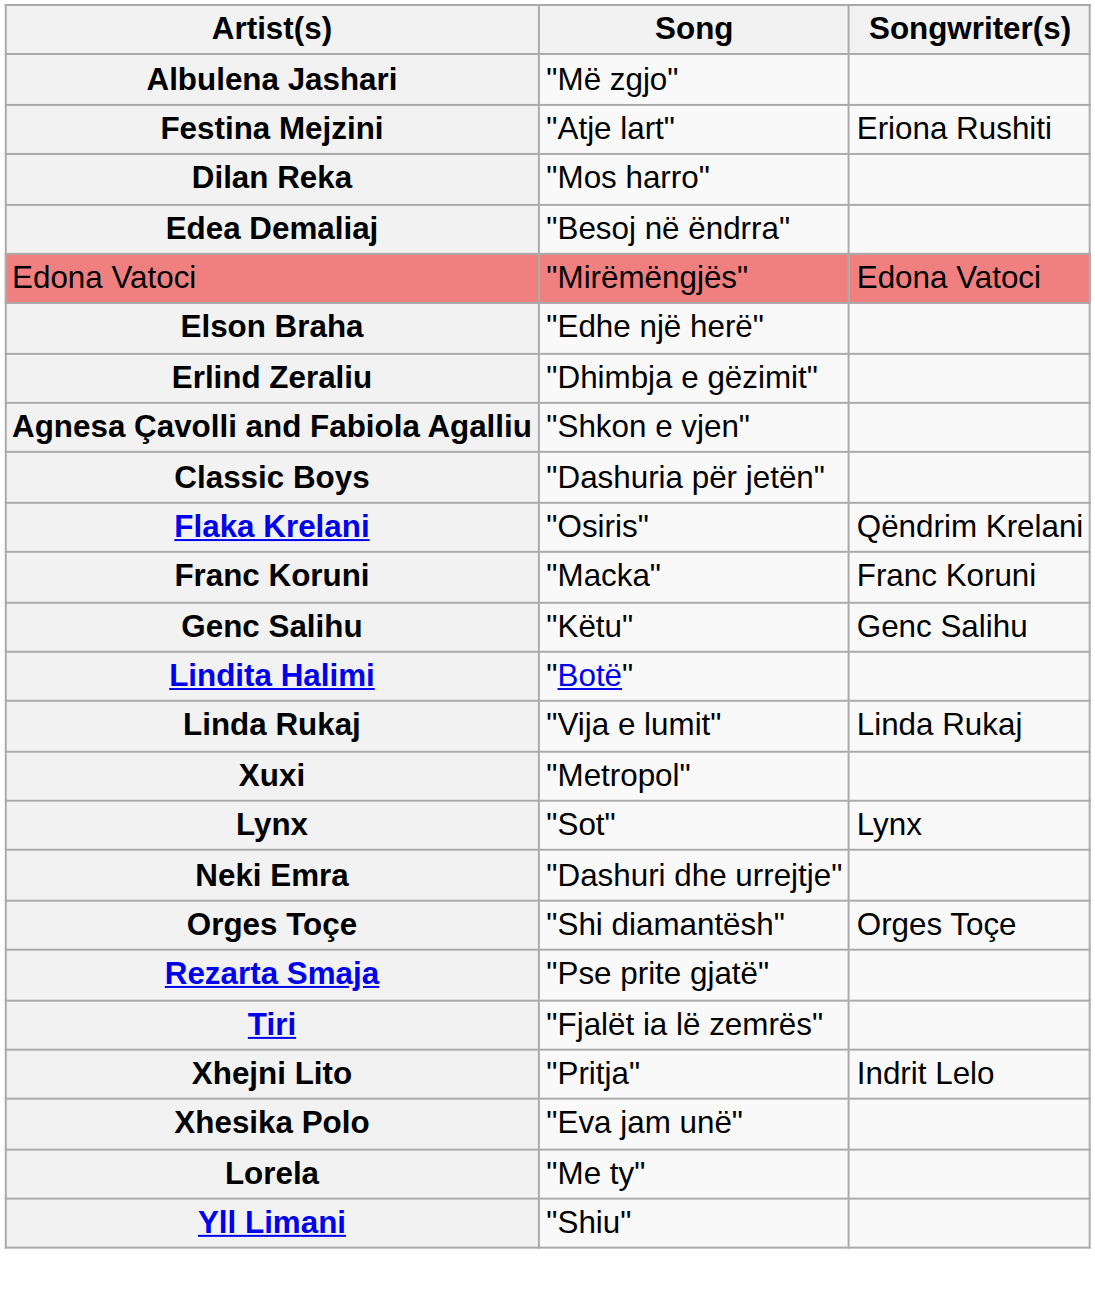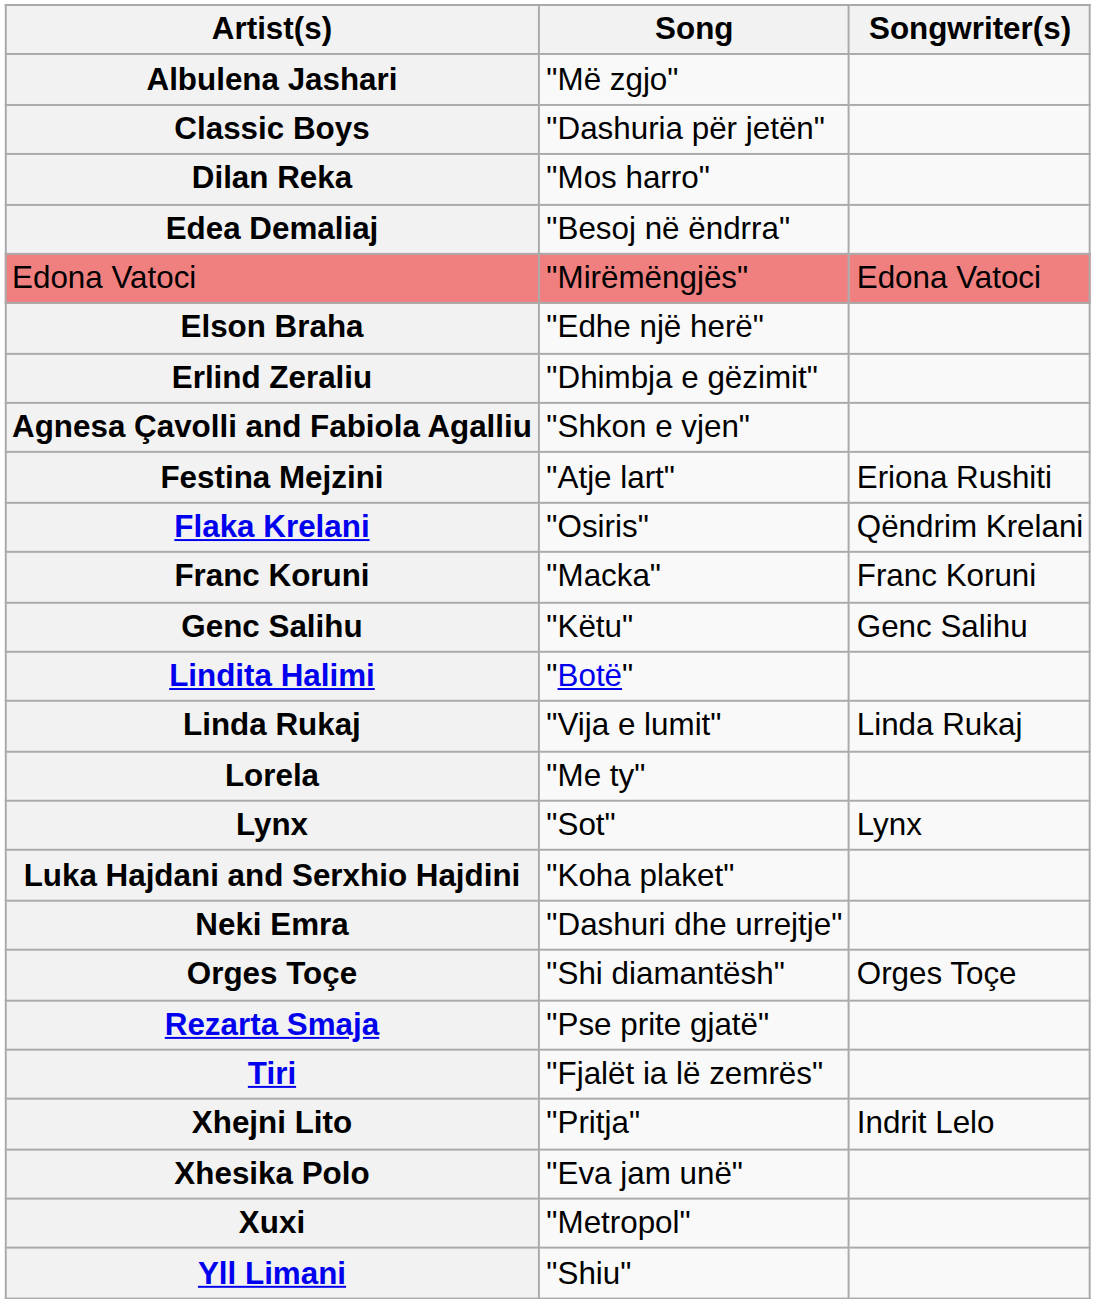rows swapped: (272, 476) <-> (272, 128)
rows swapped: (272, 1173) <-> (272, 775)
+ row: (272, 874)
